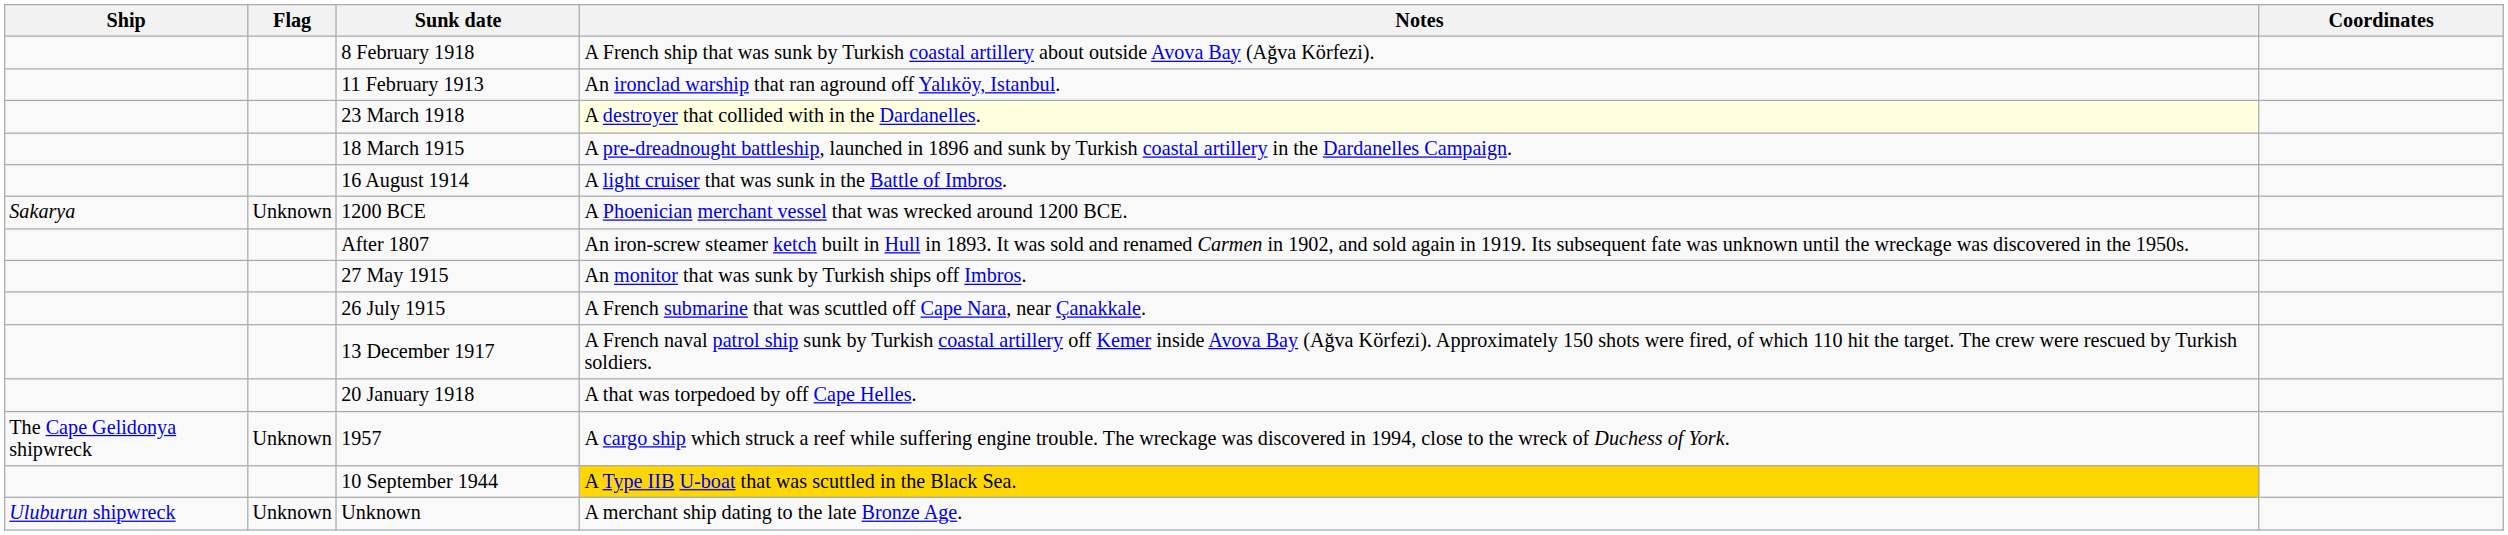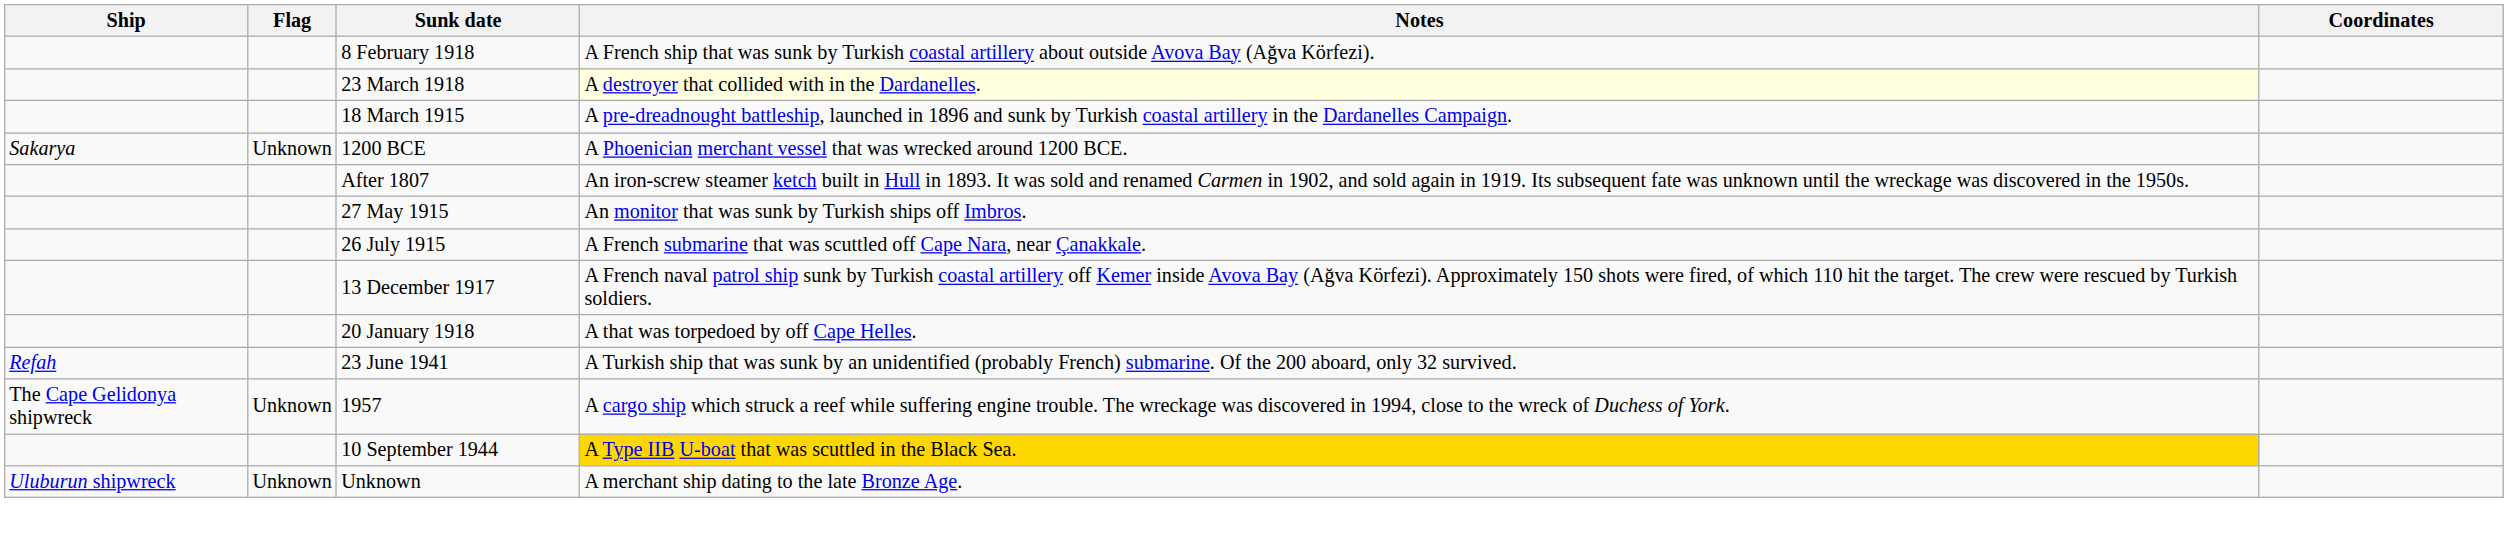- row: (412, 84)
- row: (405, 180)
+ row: (395, 362)
